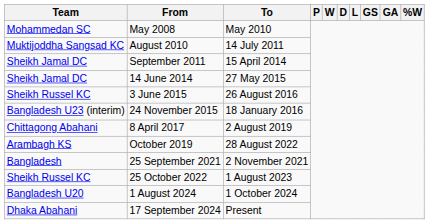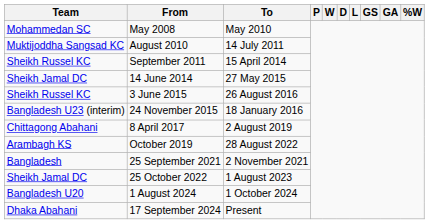(47, 62) Sheikh Jamal DC -> (49, 62) Sheikh Russel KC
(49, 177) Sheikh Russel KC -> (47, 177) Sheikh Jamal DC
